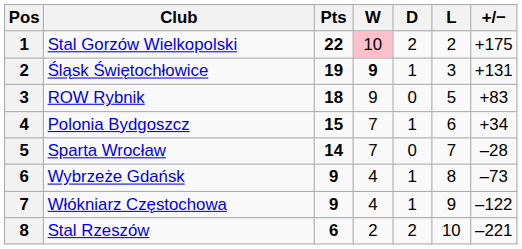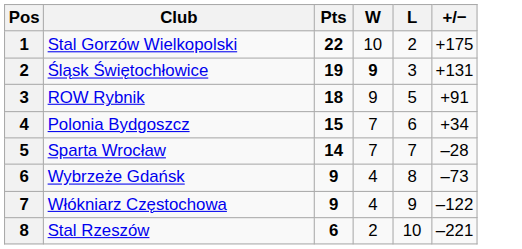- column: (412, 17)
(373, 44) pink background -> (373, 44) no background
(494, 97) +83 -> (455, 97) +91
